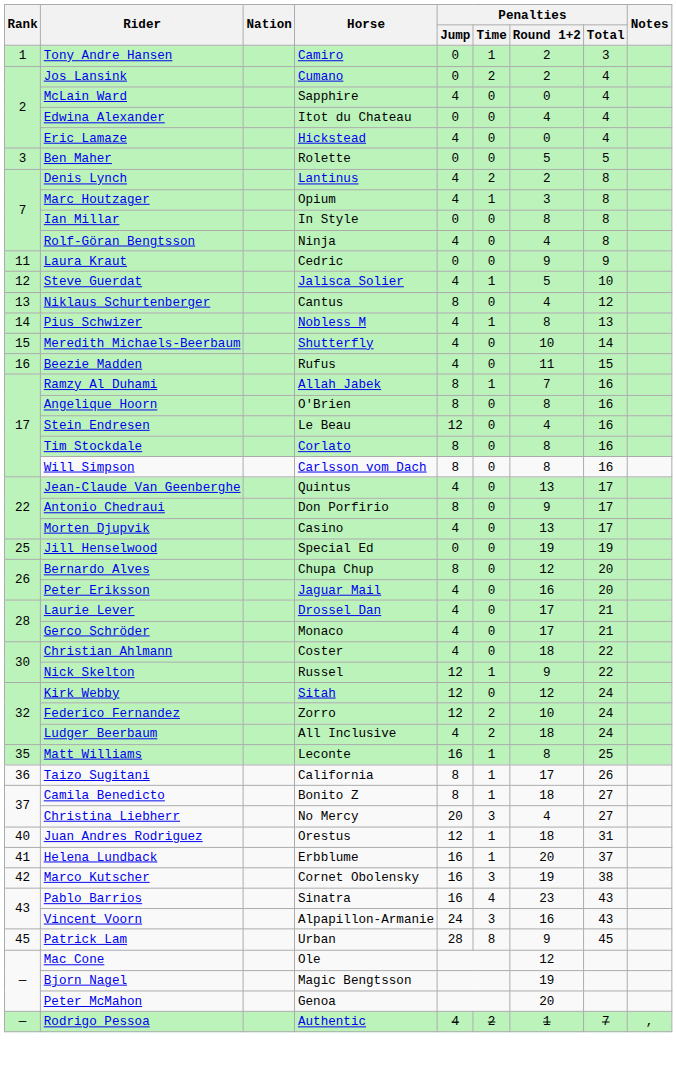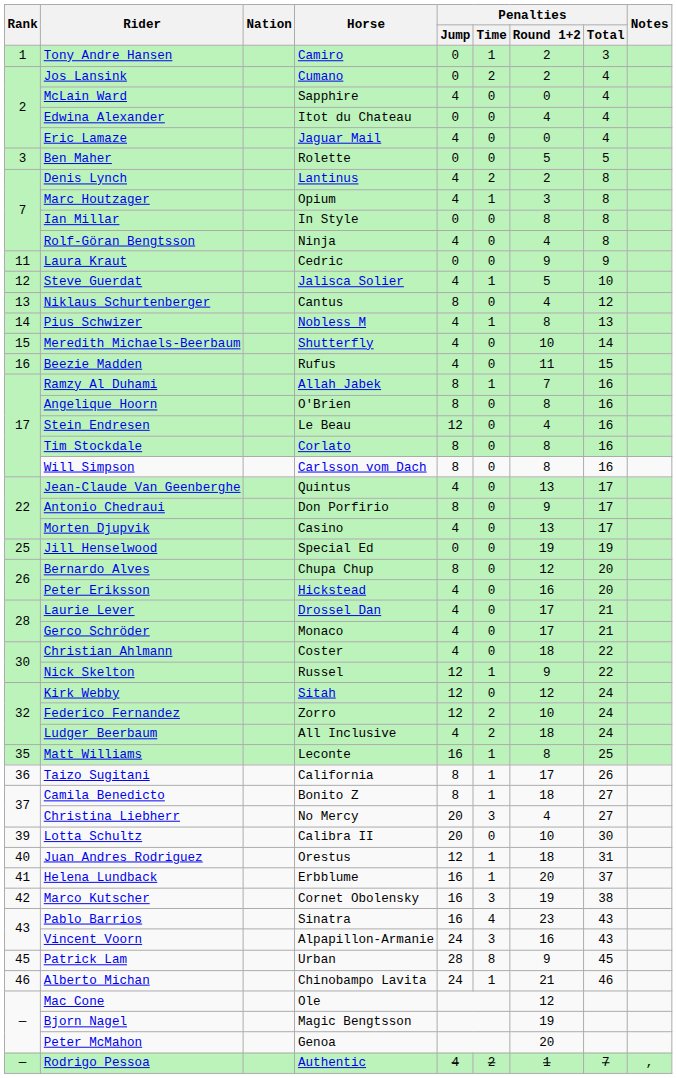(332, 138) Hickstead -> (340, 138) Jaguar Mail
(340, 590) Jaguar Mail -> (332, 590) Hickstead
+ row: (93, 837)
+ row: (97, 981)
